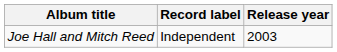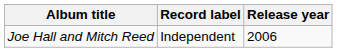(262, 36) 2003 -> (262, 36) 2006
